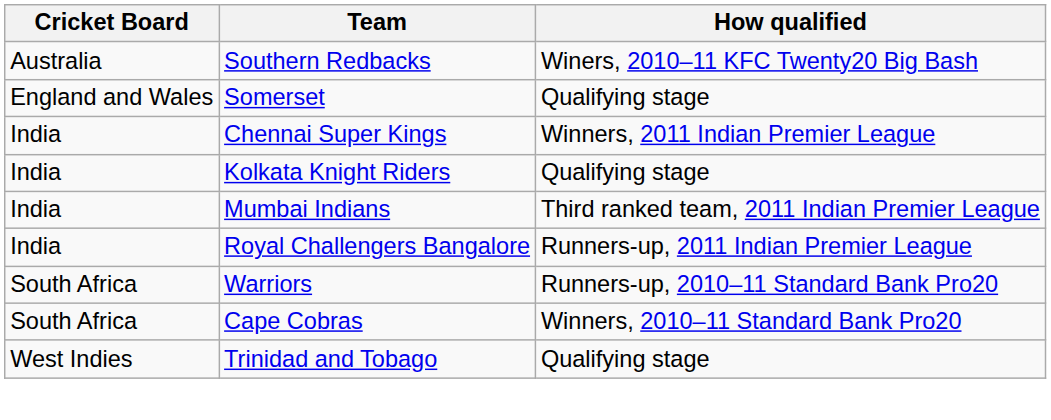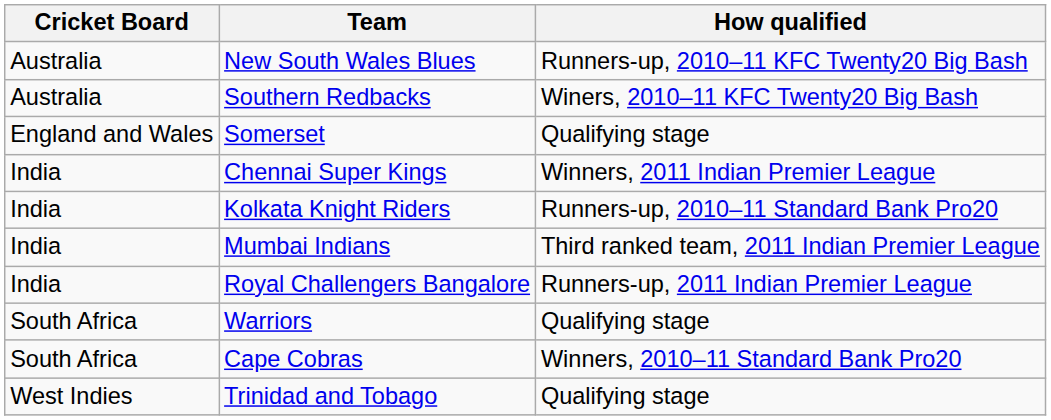+ row: (350, 60)
(625, 172) Qualifying stage -> (770, 209) Runners-up, 2010–11 Standard Bank Pro20
(770, 284) Runners-up, 2010–11 Standard Bank Pro20 -> (625, 321) Qualifying stage
